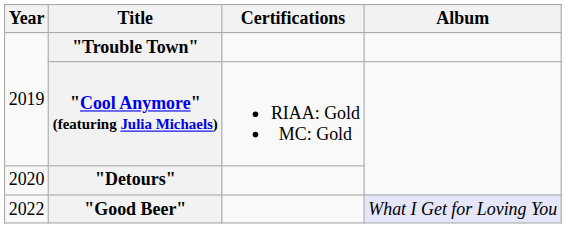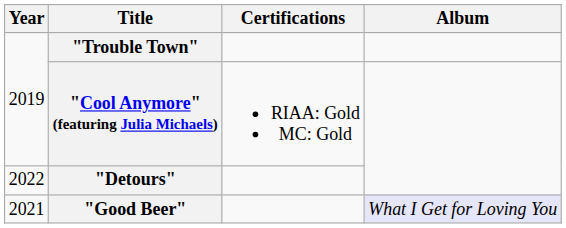(27, 180) 2020 -> (27, 180) 2022
(27, 208) 2022 -> (27, 208) 2021
